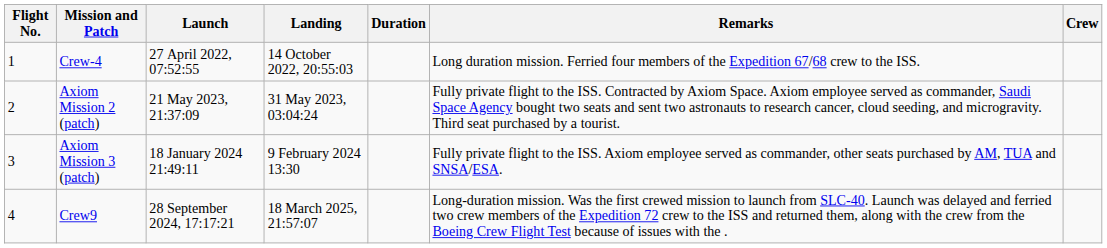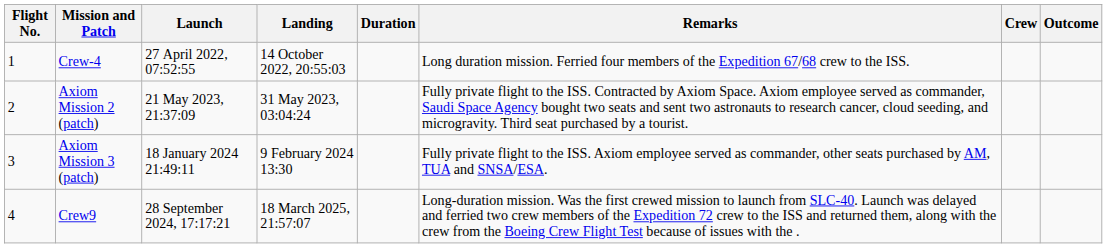+ column: (1071, 23)
